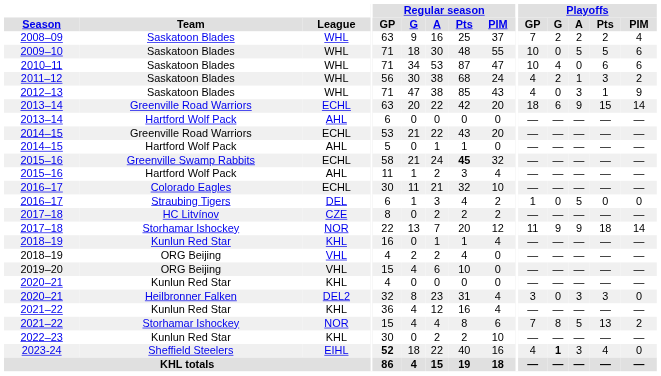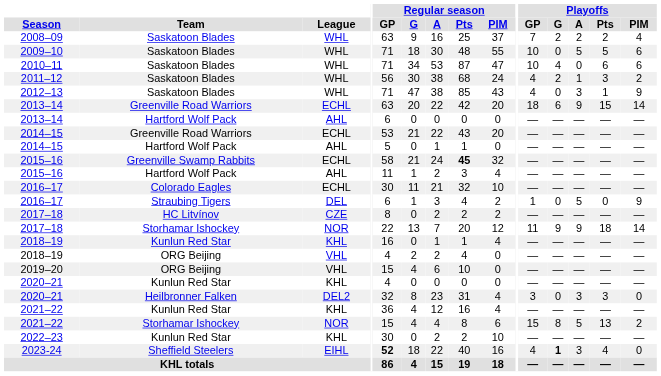(639, 201) 0 -> (639, 201) 9
(533, 323) 7 -> (533, 323) 15
